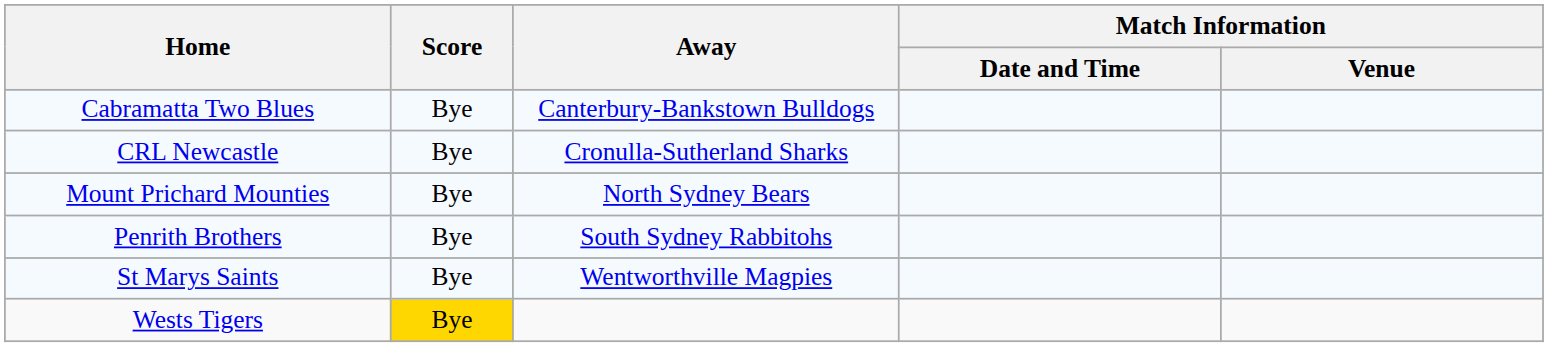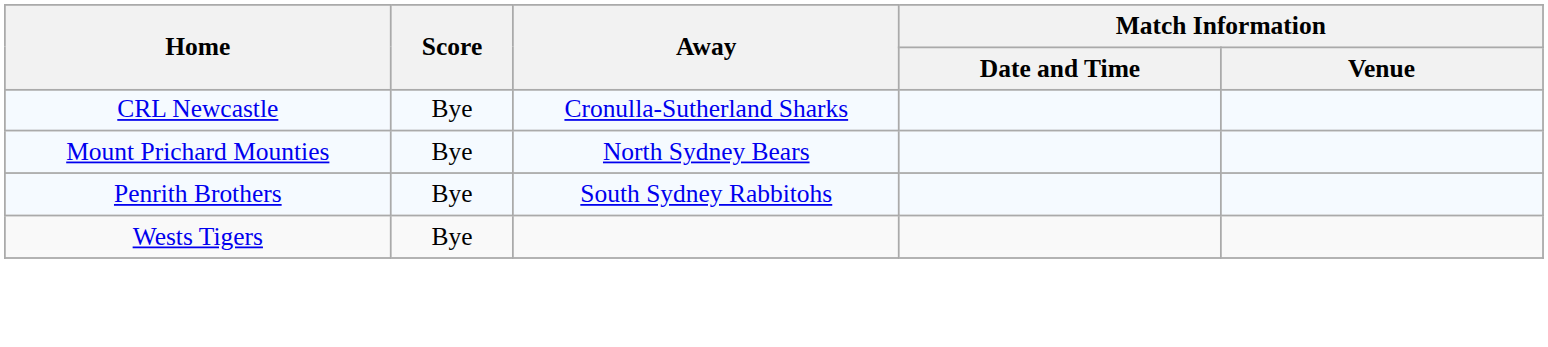- row: (198, 109)
- row: (198, 278)
(452, 320) gold background -> (452, 236) no background
